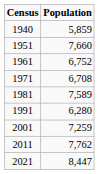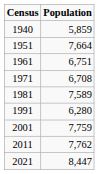(80, 45) 7,660 -> (80, 45) 7,664
(80, 62) 6,752 -> (80, 62) 6,751
(80, 128) 7,259 -> (80, 128) 7,759
